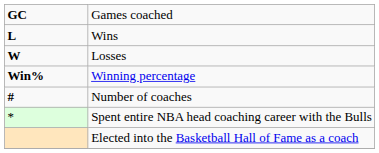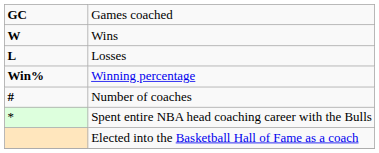(12, 35) L -> (14, 35) W
(14, 55) W -> (12, 55) L
